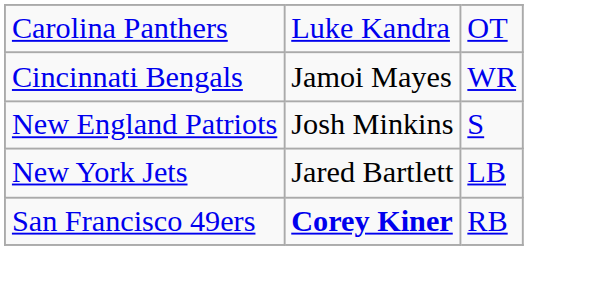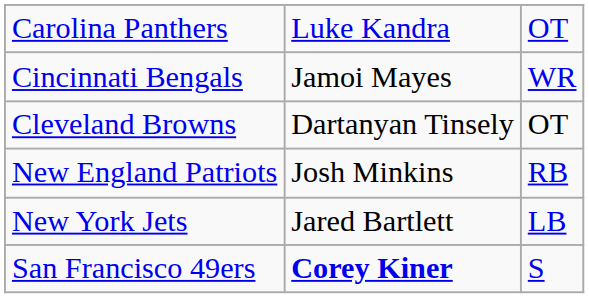+ row: (124, 124)
(476, 124) S -> (548, 172) RB
(488, 220) RB -> (536, 268) S
